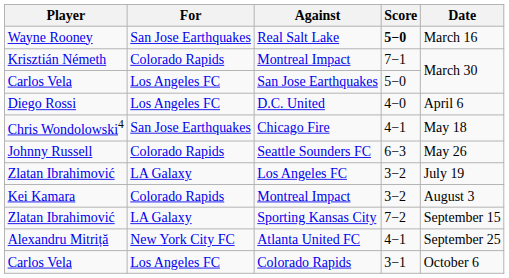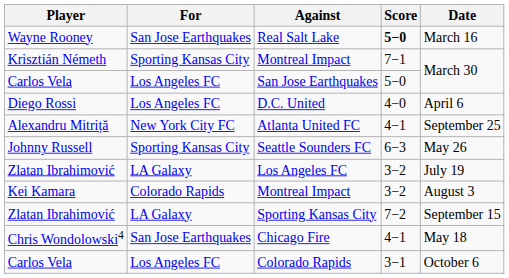(177, 59) Colorado Rapids -> (190, 59) Sporting Kansas City
rows swapped: (66, 127) <-> (58, 240)
(177, 151) Colorado Rapids -> (190, 147) Sporting Kansas City
